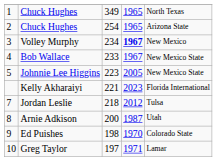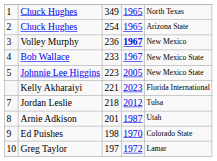(112, 42) 234 -> (112, 42) 236
(112, 118) 200 -> (112, 118) 201
(133, 149) 1971 -> (133, 149) 1972
